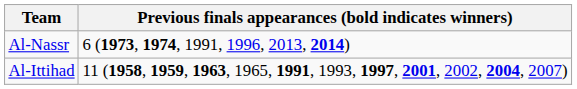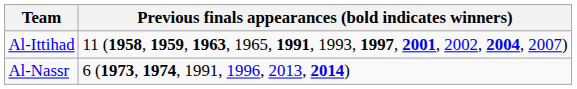rows swapped: (42, 71) <-> (39, 44)
